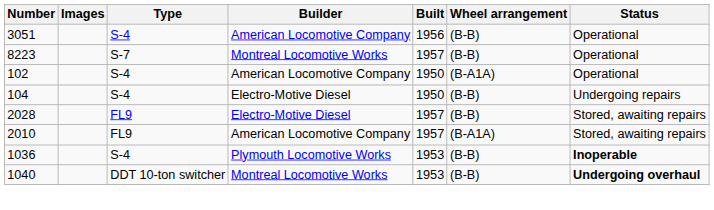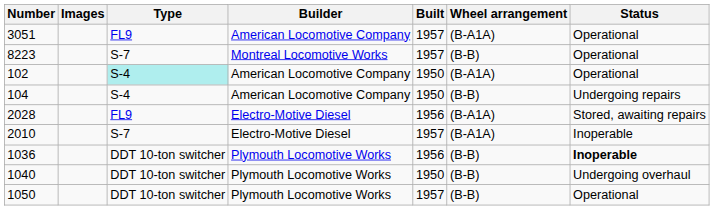(120, 34) S-4 -> (121, 34) FL9
(430, 34) 1956 -> (430, 34) 1957
(465, 34) (B-B) -> (472, 34) (B-A1A)
(120, 74) no background -> (120, 74) paleturquoise background
(291, 94) Electro-Motive Diesel -> (321, 94) American Locomotive Company
(430, 114) 1957 -> (430, 114) 1956
(465, 114) (B-B) -> (472, 114) (B-A1A)
(121, 134) FL9 -> (120, 134) S-7
(321, 134) American Locomotive Company -> (291, 134) Electro-Motive Diesel
(640, 134) Stored, awaiting repairs -> (603, 134) Inoperable
(120, 154) S-4 -> (168, 154) DDT 10-ton switcher
(430, 154) 1953 -> (430, 154) 1956
(309, 174) Montreal Locomotive Works -> (311, 174) Plymouth Locomotive Works
(430, 174) 1953 -> (430, 174) 1950
(637, 174) bold -> (632, 174) normal
+ row: (21, 194)
